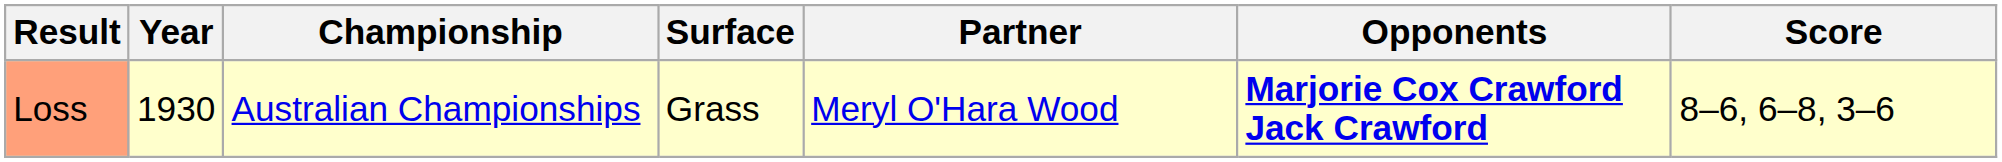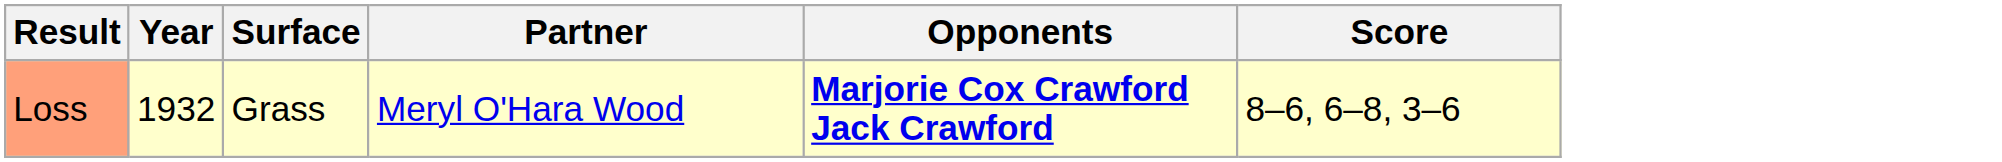- column: (441, 32)
(176, 108) 1930 -> (176, 108) 1932
